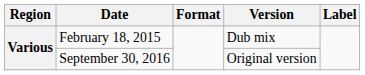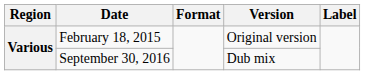(251, 37) Dub mix -> (272, 37) Original version
(272, 59) Original version -> (251, 59) Dub mix
